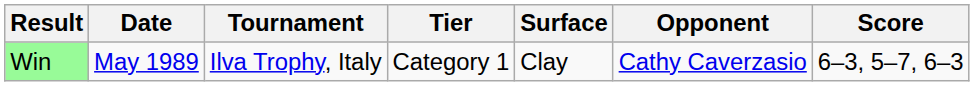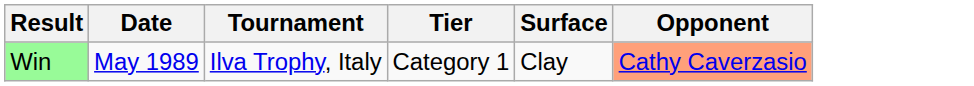- column: (891, 23)
(713, 61) no background -> (713, 61) lightsalmon background
